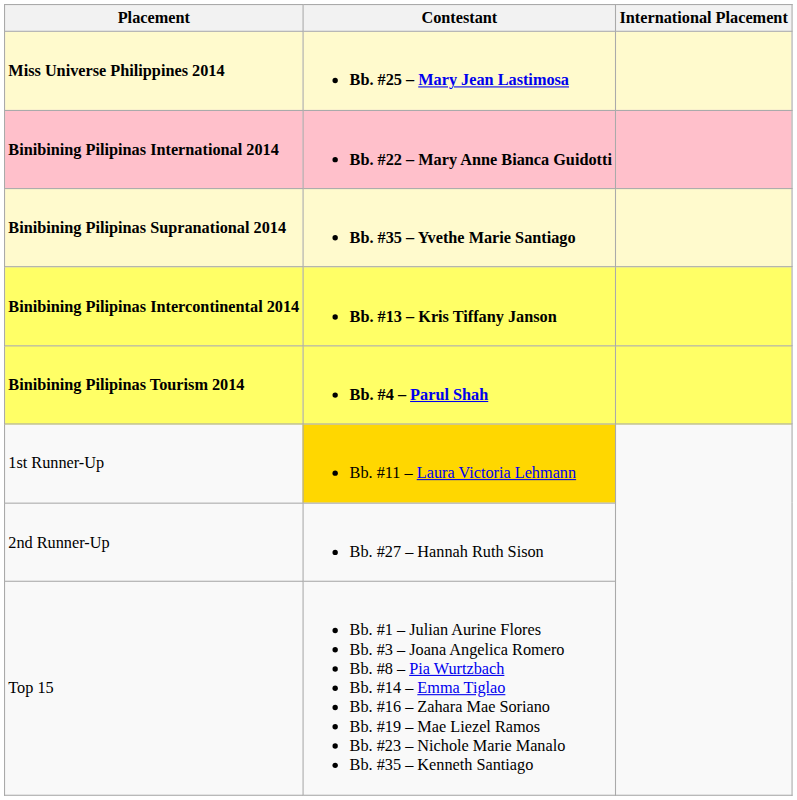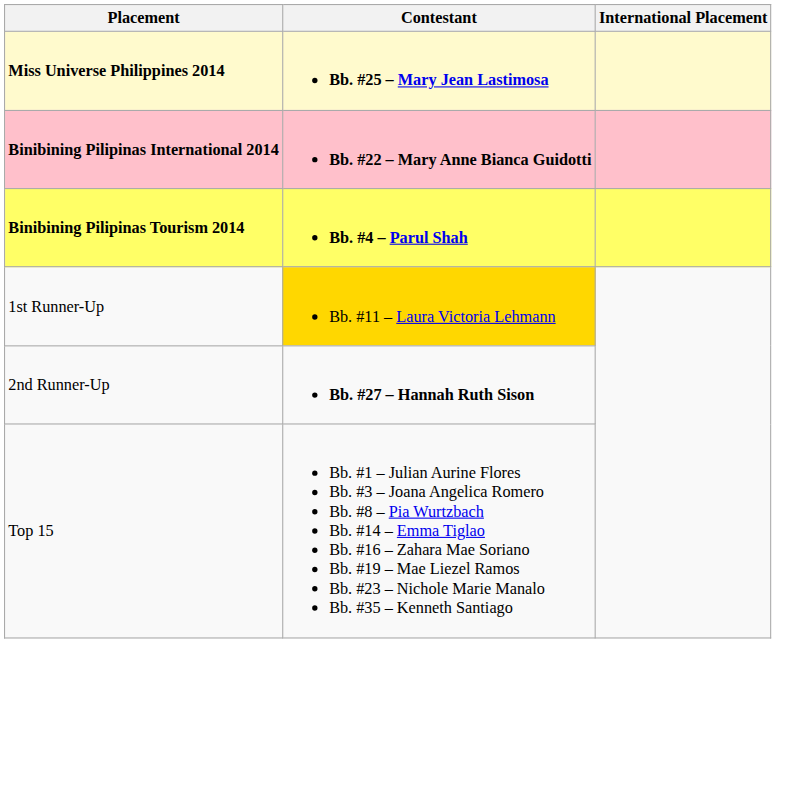- row: (147, 227)
- row: (154, 306)
(459, 552) normal -> (439, 395) bold
